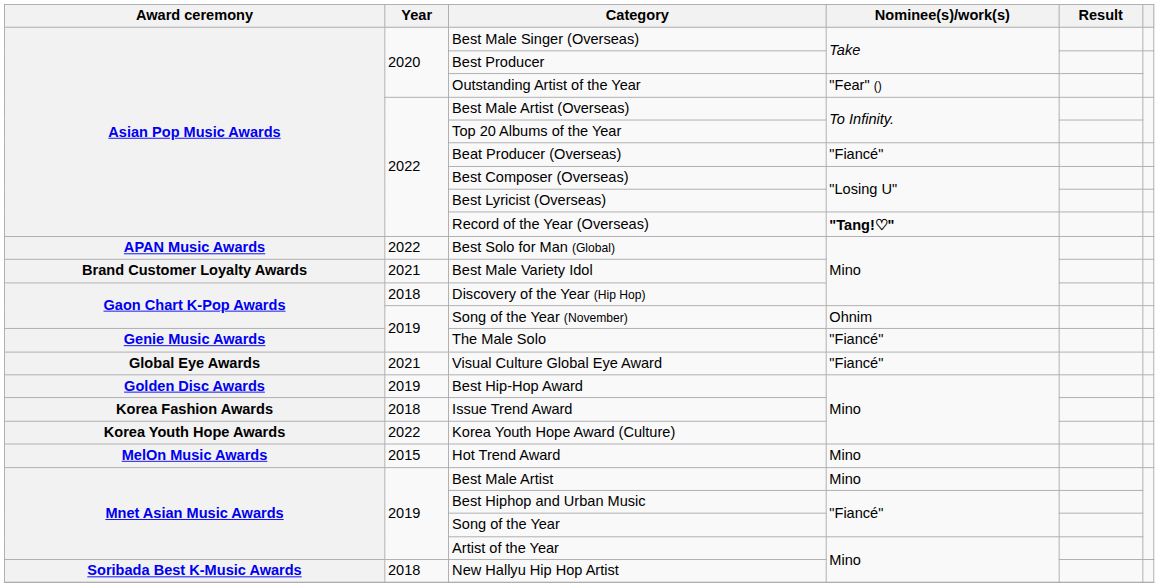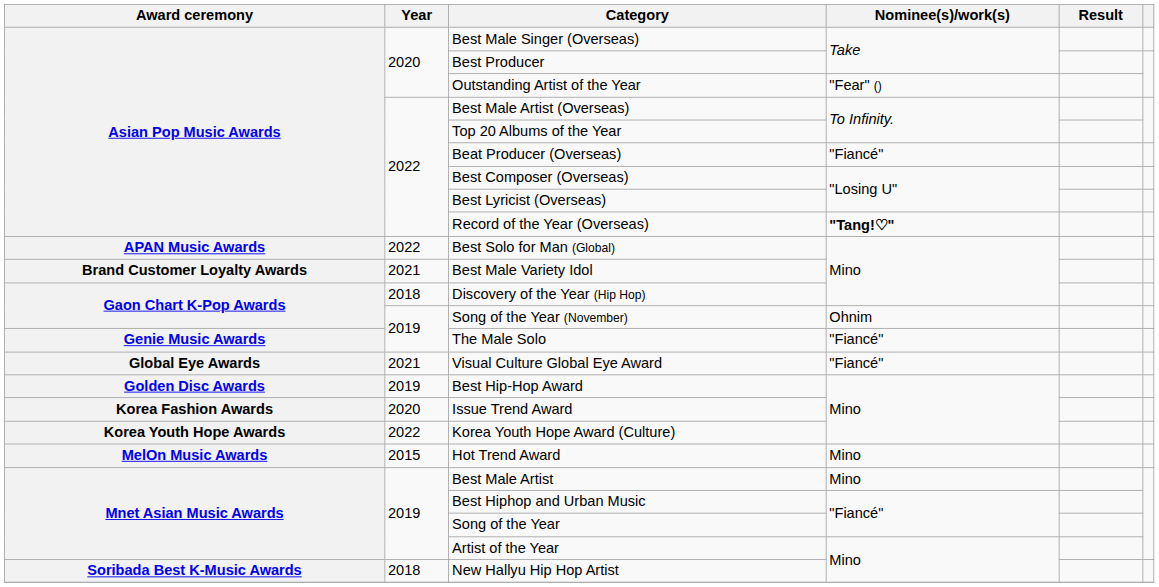(404, 409) 2018 -> (404, 409) 2020
